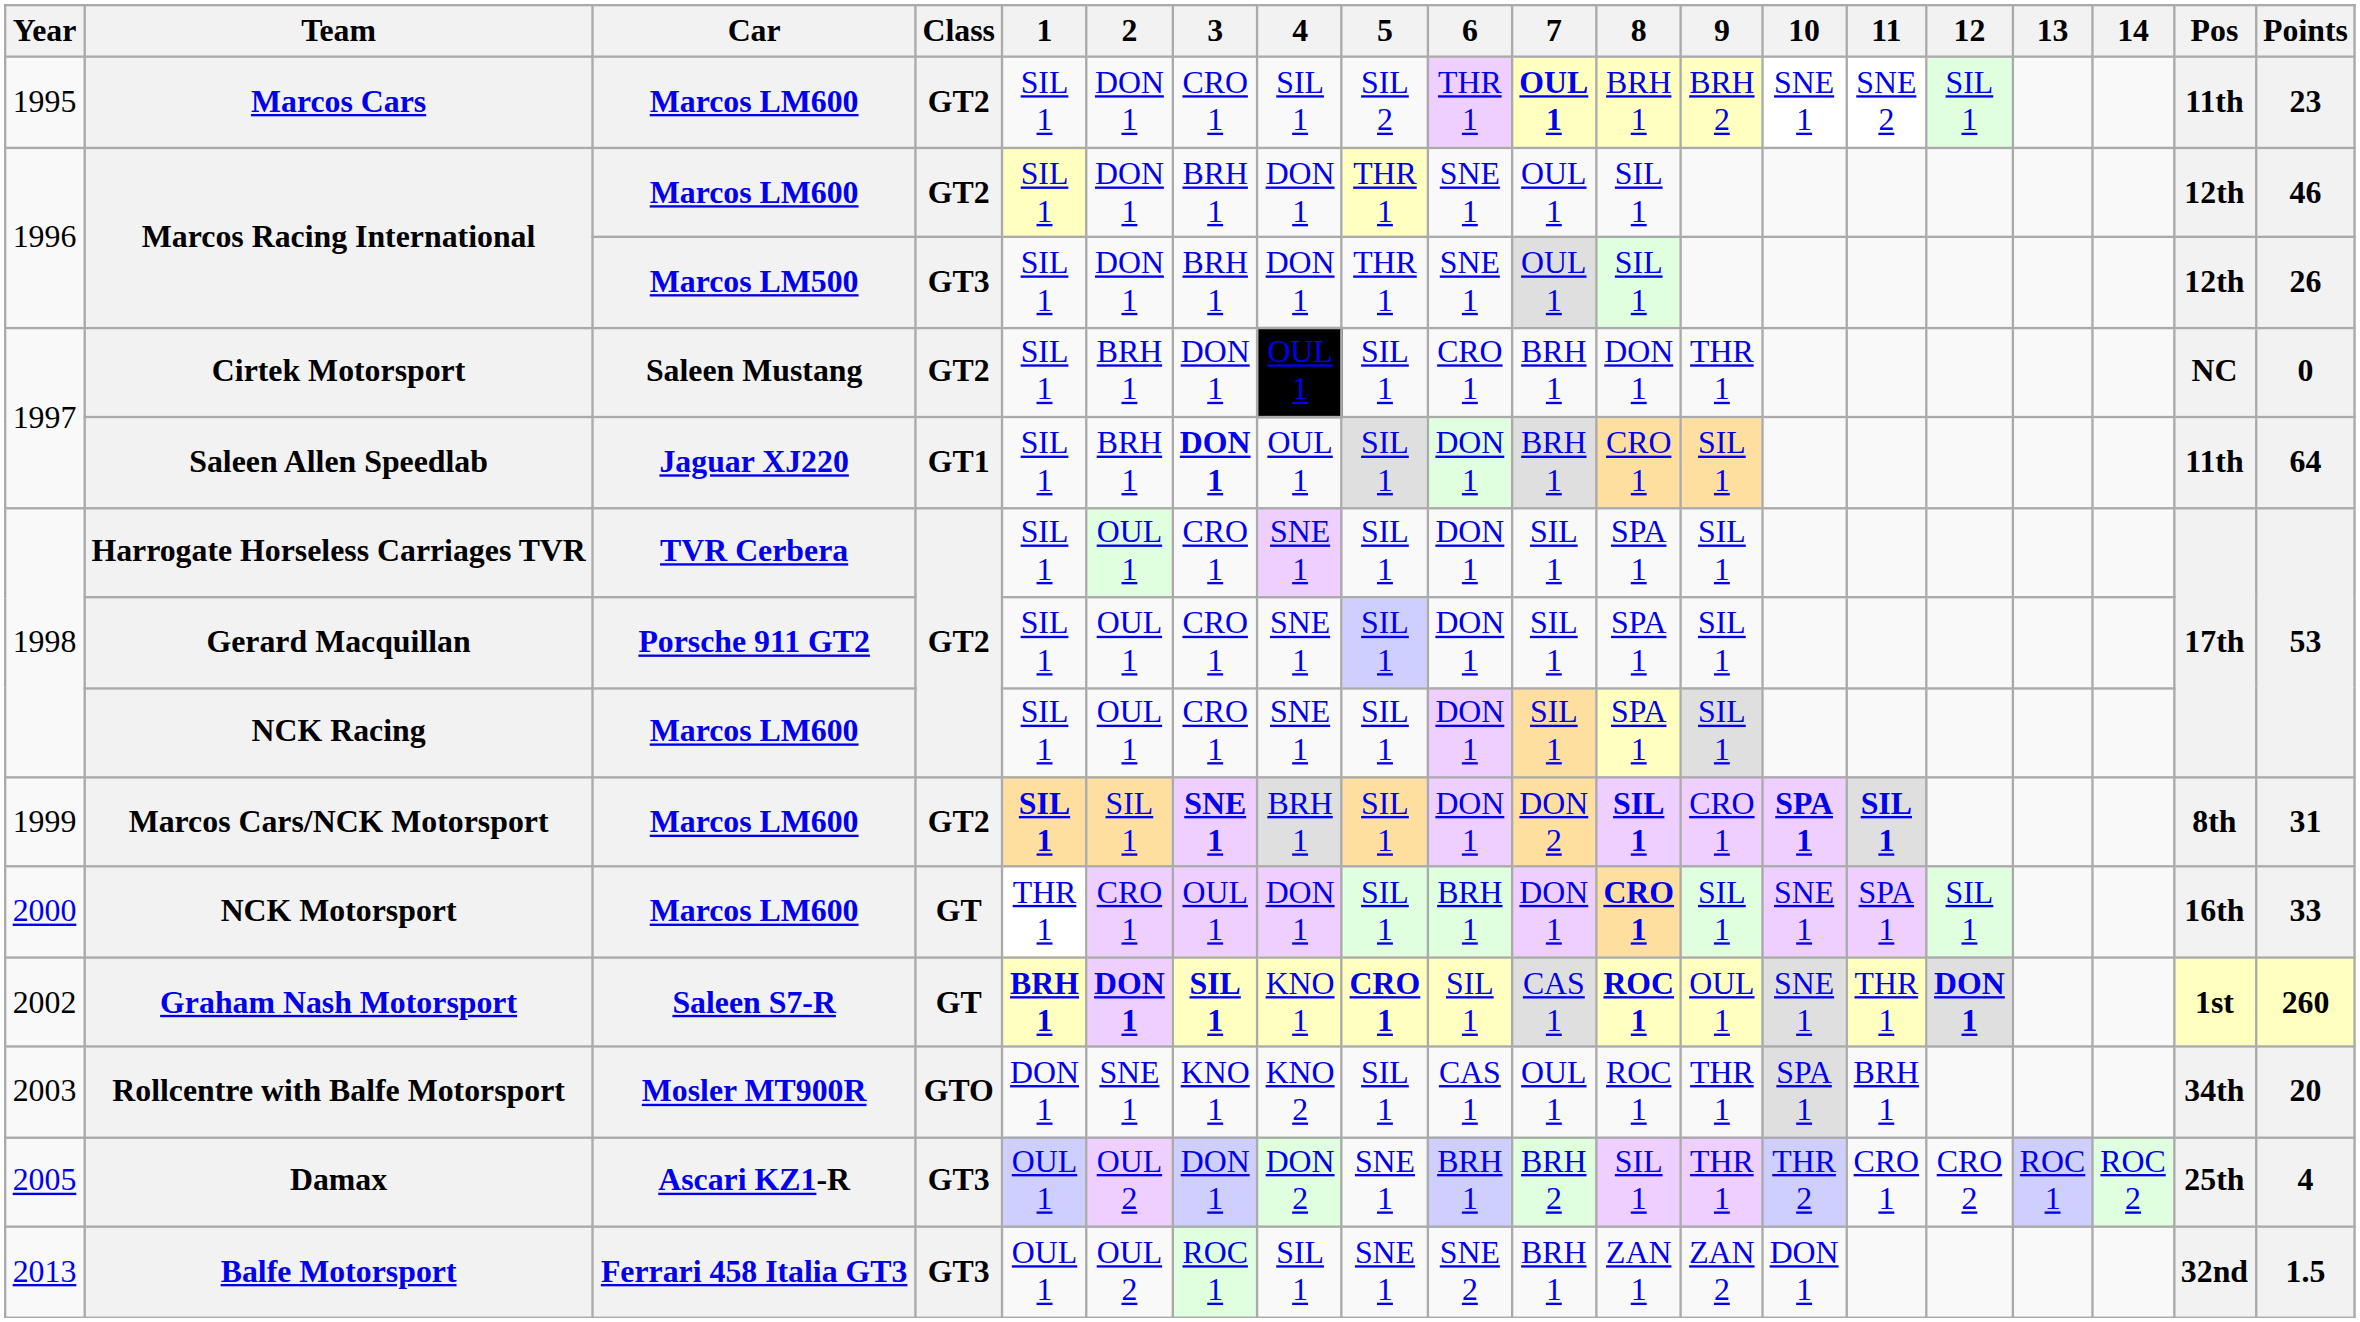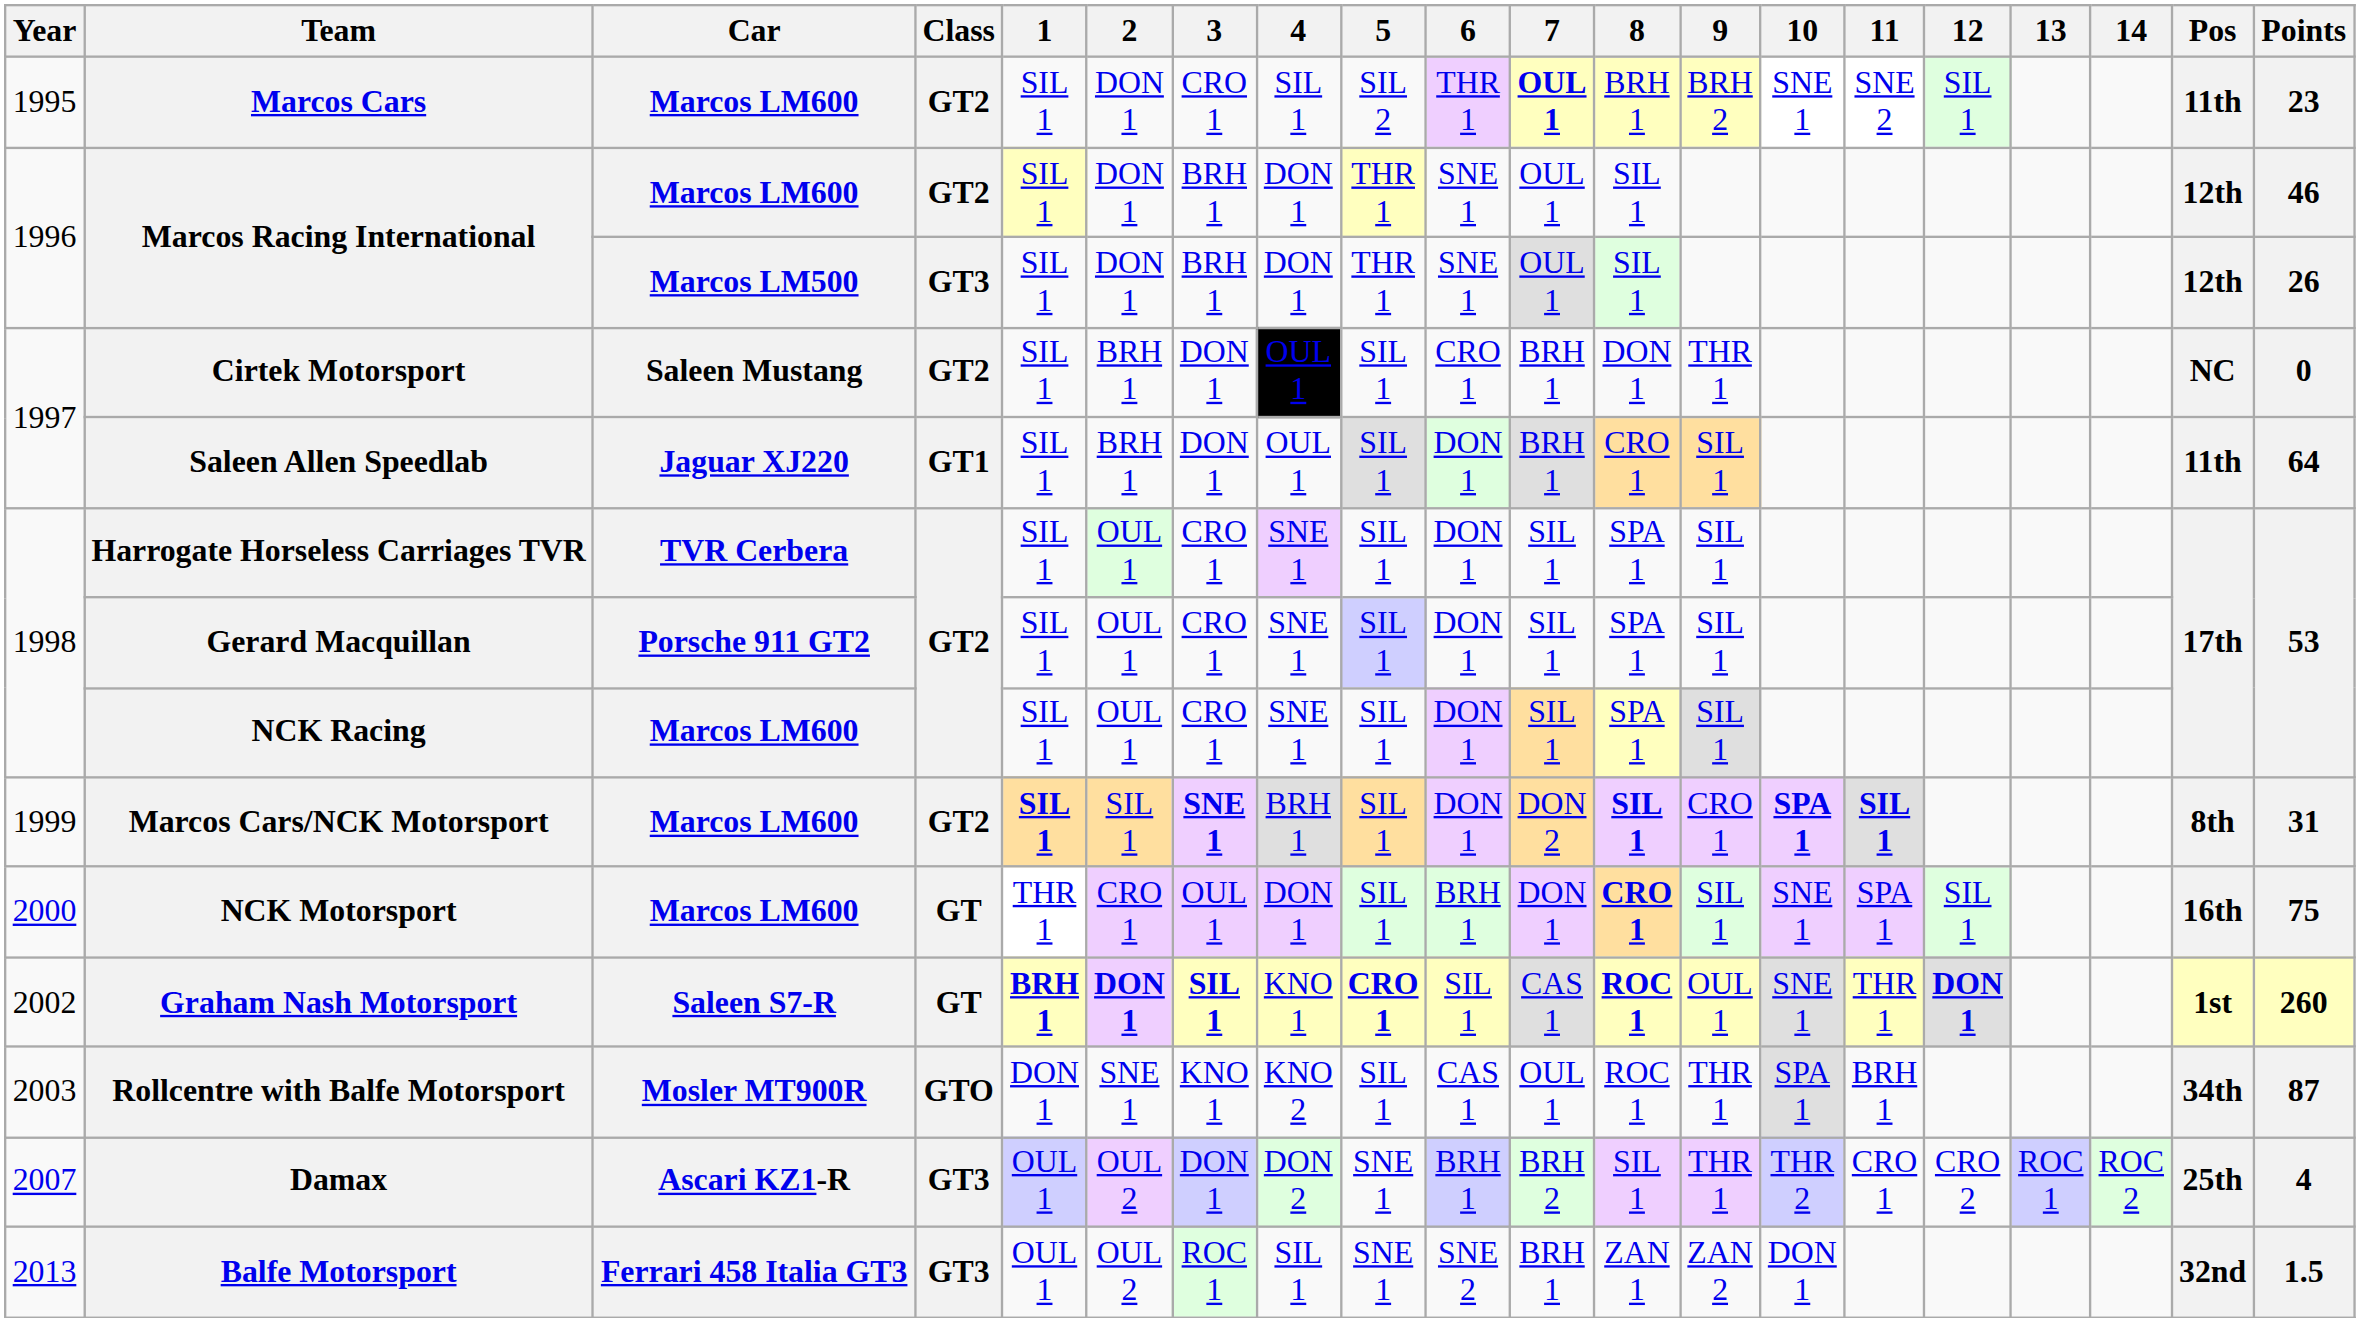(1215, 461) bold -> (1214, 461) normal
(2305, 911) 33 -> (2304, 911) 75
(2305, 1090) 20 -> (2304, 1090) 87
(45, 1180) 2005 -> (45, 1180) 2007
